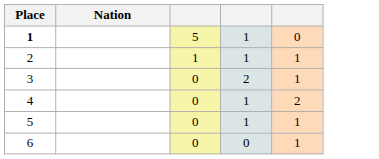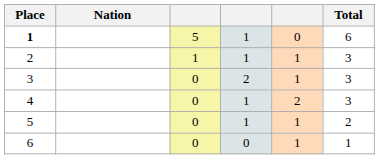+ column: (348, 15)
